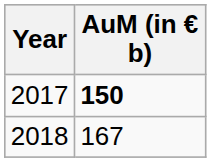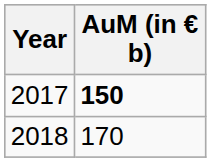(102, 136) 167 -> (102, 136) 170
